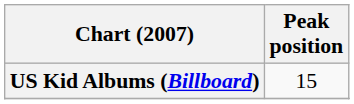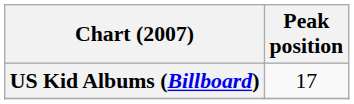(306, 80) 15 -> (306, 80) 17
